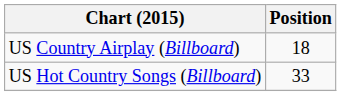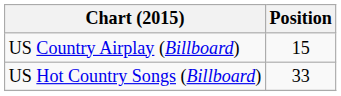(301, 47) 18 -> (301, 47) 15
